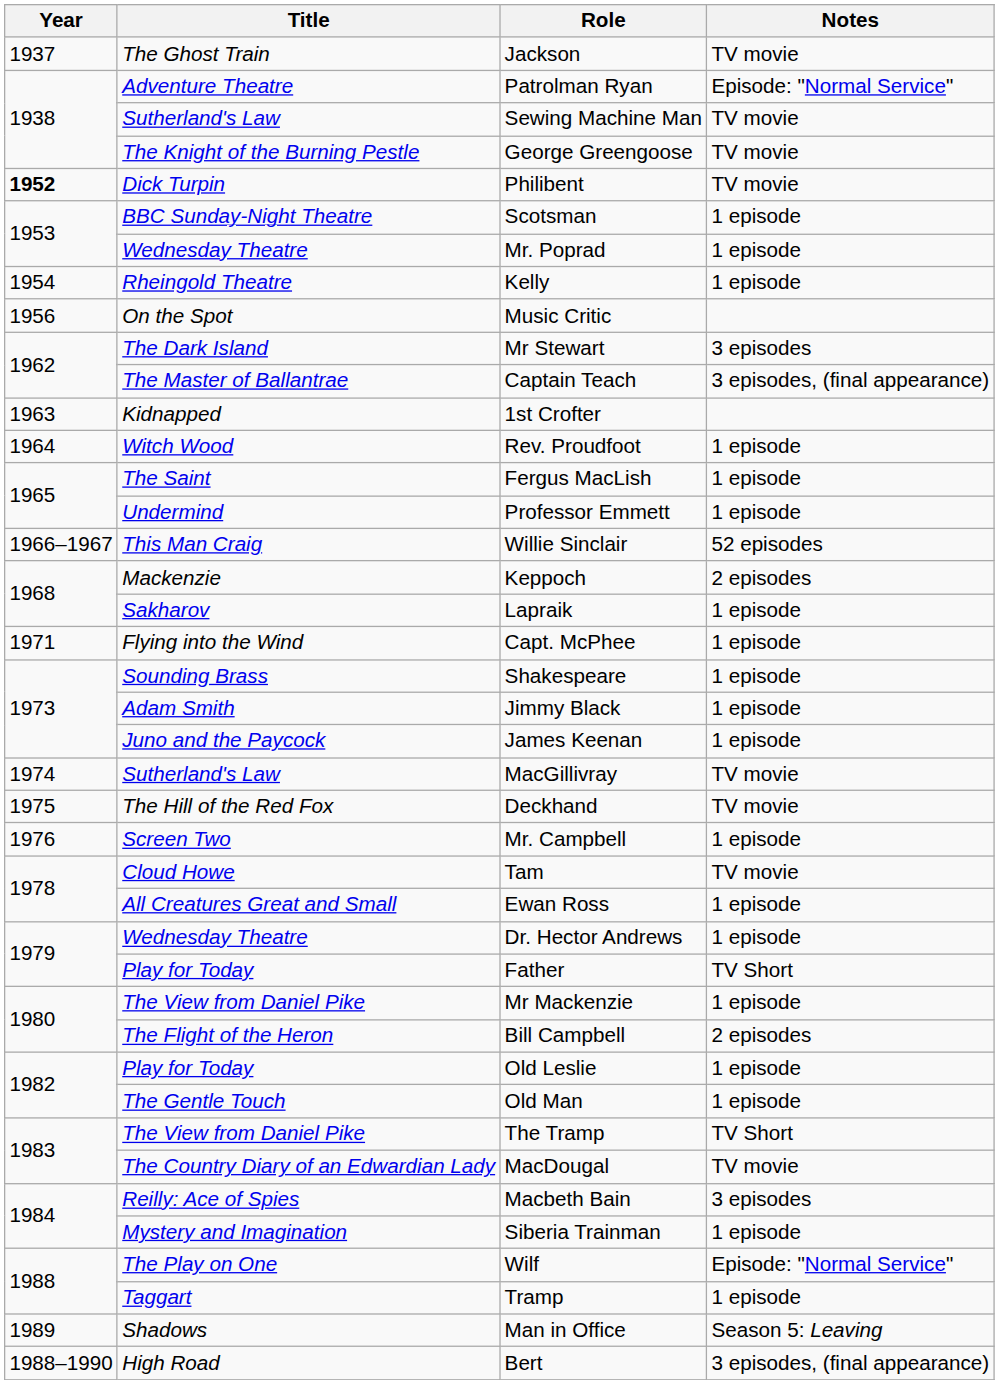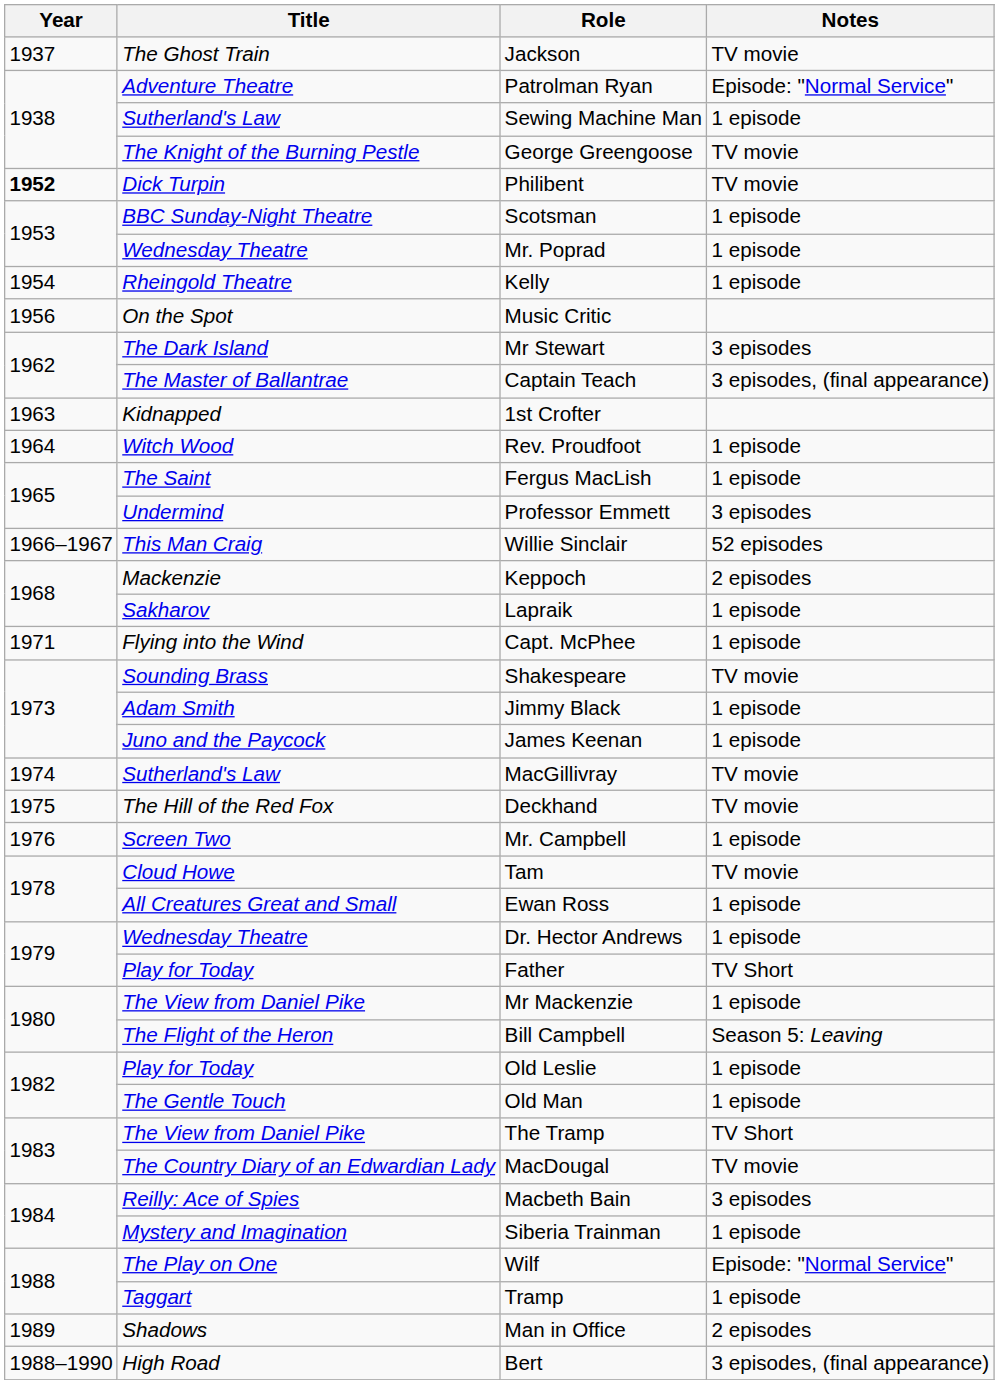(755, 119) TV movie -> (756, 119) 1 episode
(756, 511) 1 episode -> (761, 511) 3 episodes
(756, 675) 1 episode -> (755, 675) TV movie
(761, 1035) 2 episodes -> (797, 1035) Season 5: Leaving
(797, 1330) Season 5: Leaving -> (761, 1330) 2 episodes
